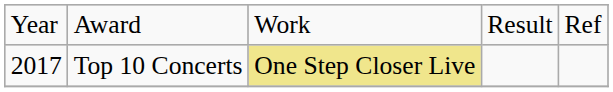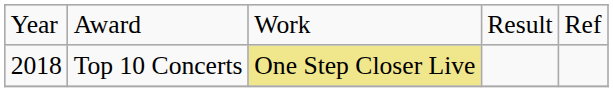(36, 65) 2017 -> (36, 65) 2018
